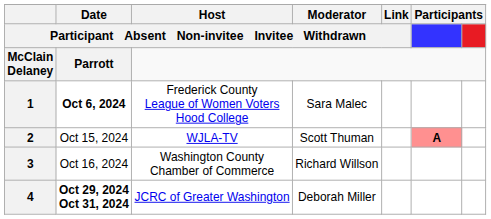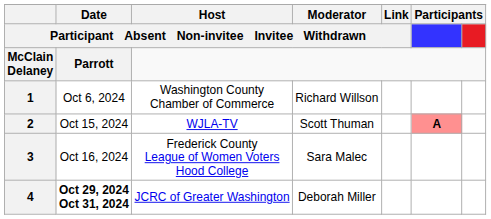(94, 104) bold -> (94, 97) normal
(212, 104) Frederick County League of Women Voters Hood College -> (212, 97) Washington County Chamber of Commerce
(337, 104) Sara Malec -> (337, 97) Richard Willson
(212, 164) Washington County Chamber of Commerce -> (212, 157) Frederick County League of Women Voters Hood College
(337, 164) Richard Willson -> (337, 157) Sara Malec
